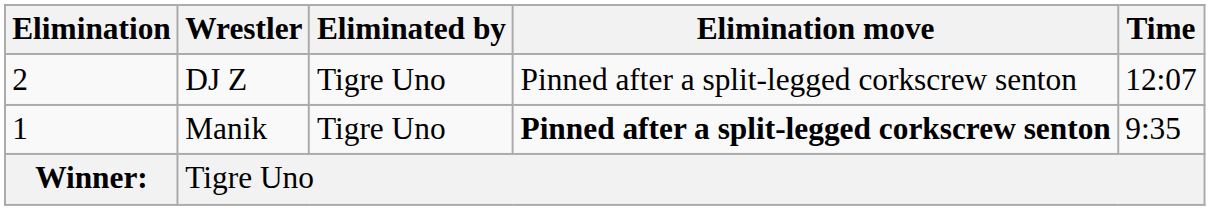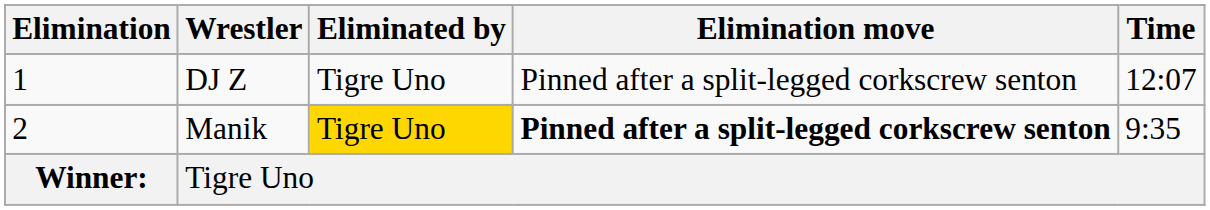(20, 79) 2 -> (20, 79) 1
(20, 128) 1 -> (20, 128) 2
(381, 128) no background -> (381, 128) gold background
